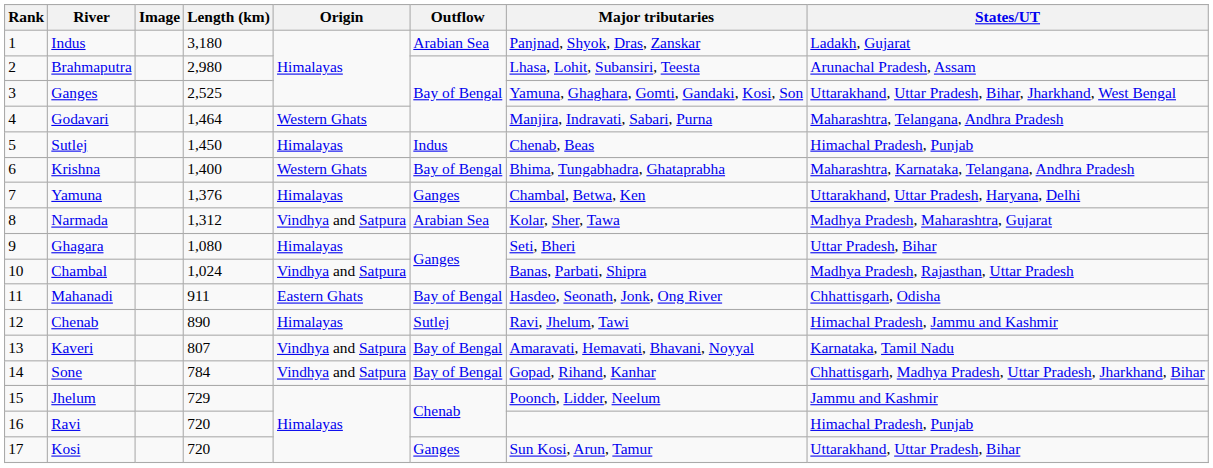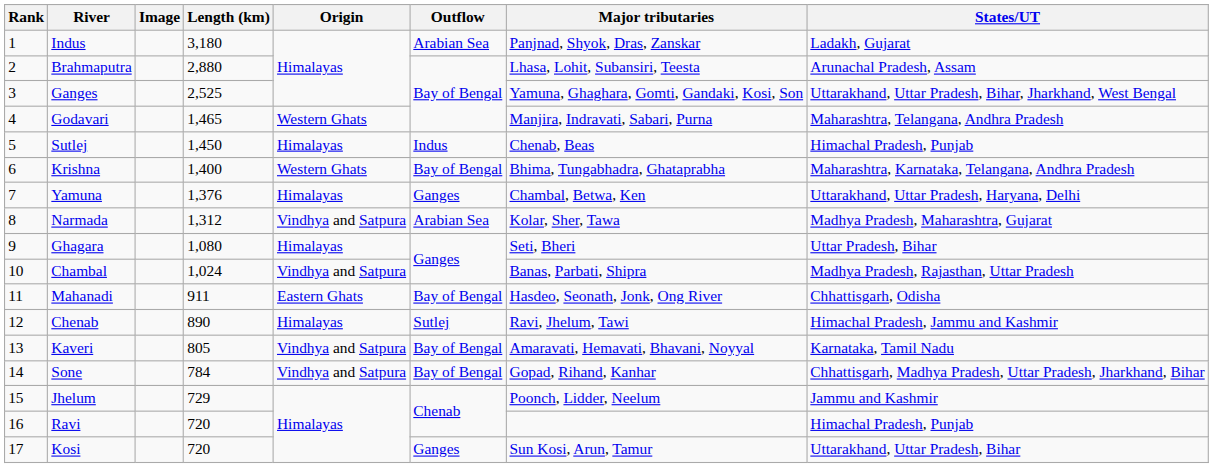(205, 68) 2,980 -> (205, 68) 2,880
(205, 119) 1,464 -> (205, 119) 1,465
(199, 347) 807 -> (199, 347) 805
